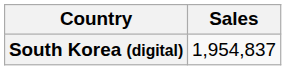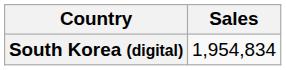(234, 49) 1,954,837 -> (234, 49) 1,954,834
